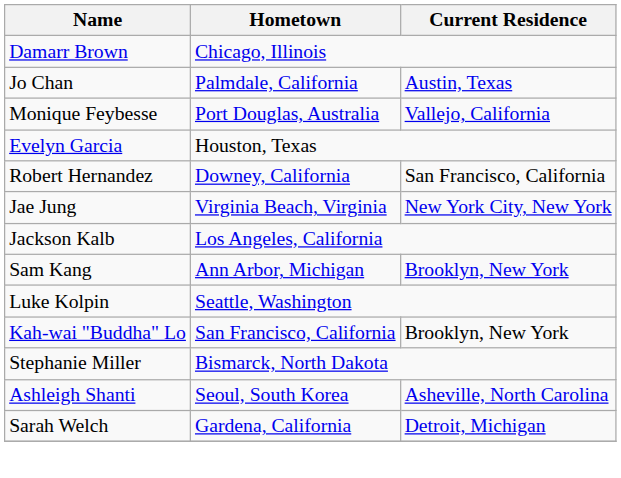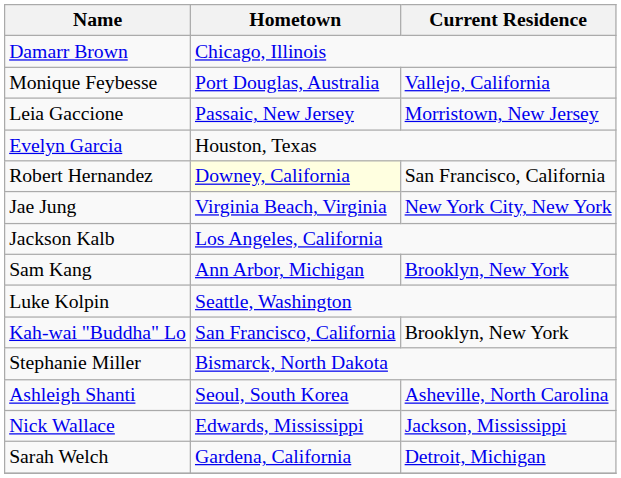- row: (41, 82)
+ row: (66, 113)
(272, 176) no background -> (272, 176) lightyellow background
+ row: (62, 425)
